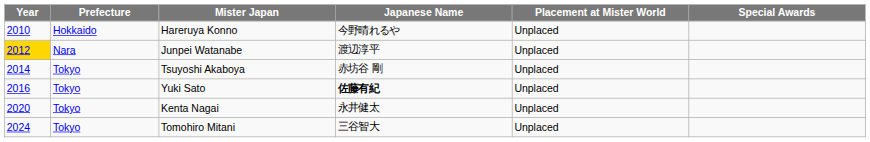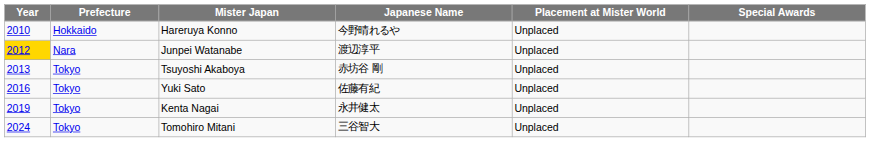(18, 70) 2014 -> (18, 70) 2013
(358, 88) bold -> (358, 88) normal
(18, 108) 2020 -> (18, 108) 2019
